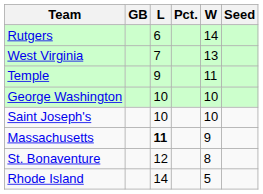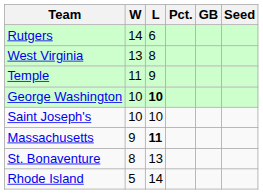columns swapped: (211, 14) <-> (138, 14)
(157, 55) 7 -> (152, 55) 8
(161, 96) normal -> (156, 96) bold
(161, 158) 12 -> (156, 158) 13
